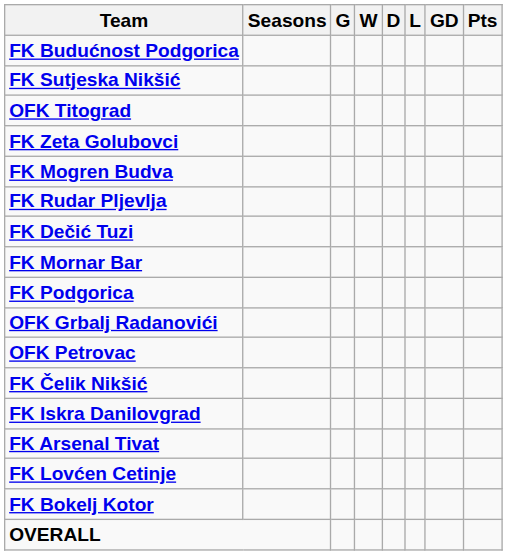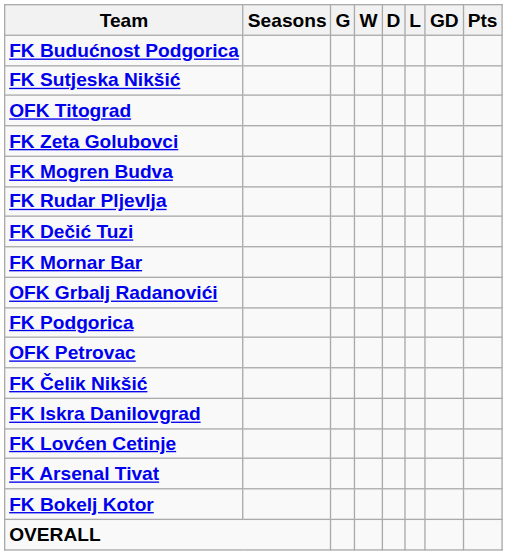rows swapped: (113, 323) <-> (71, 293)
rows swapped: (93, 474) <-> (84, 444)
